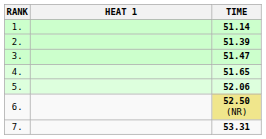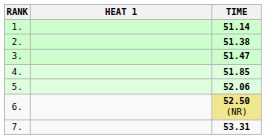(237, 41) 51.39 -> (237, 41) 51.38
(237, 71) 51.65 -> (237, 71) 51.85
